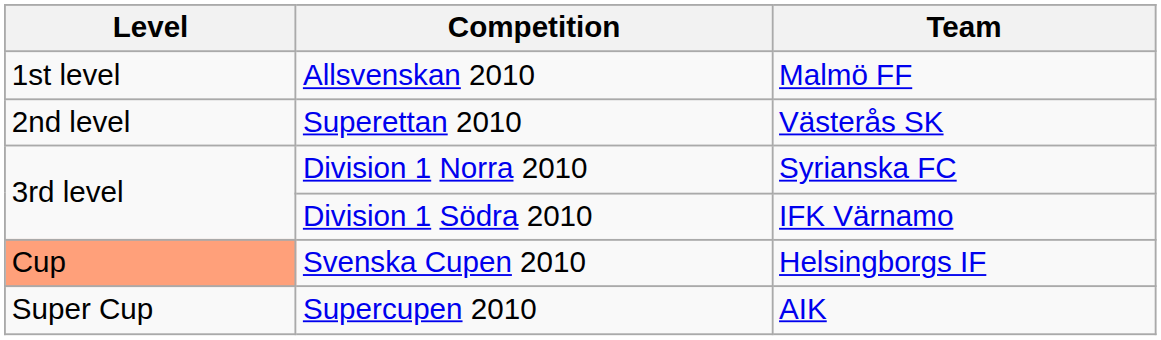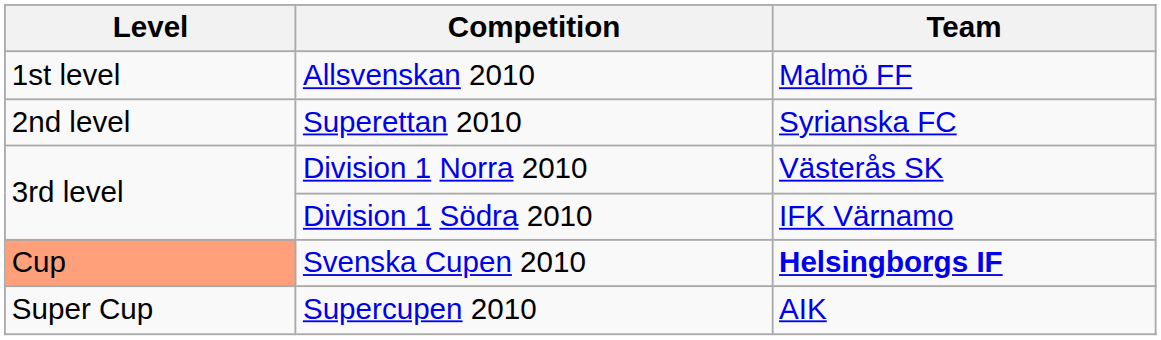(861, 121) Västerås SK -> (868, 121) Syrianska FC
(868, 168) Syrianska FC -> (861, 168) Västerås SK
(883, 262) normal -> (891, 262) bold
